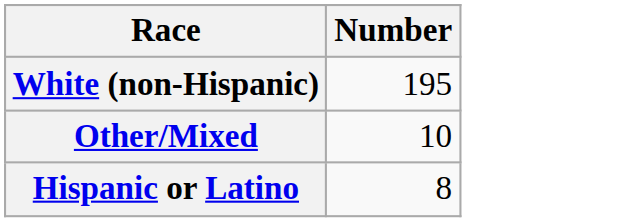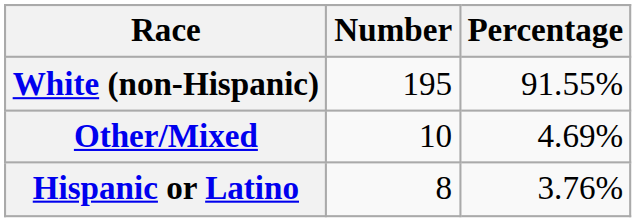+ column: (545, 30)
